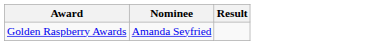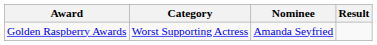+ column: (190, 13)
